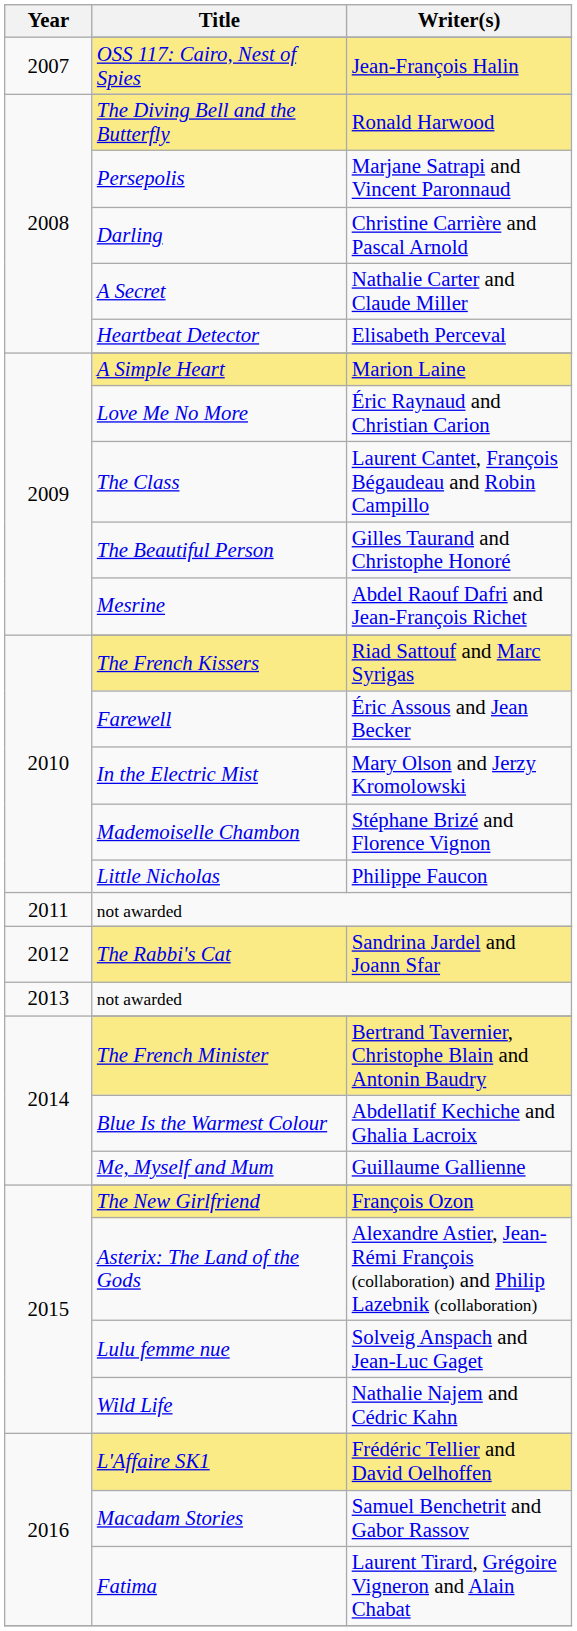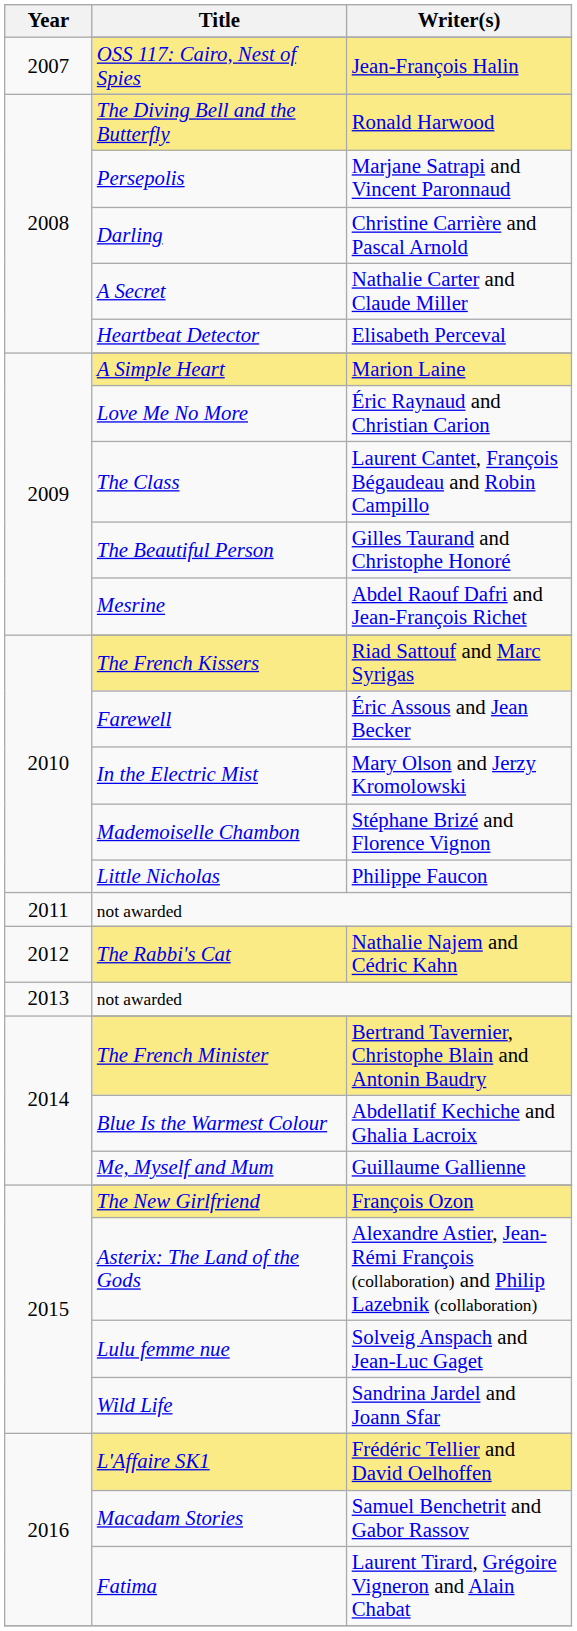(434, 954) Sandrina Jardel and Joann Sfar -> (435, 954) Nathalie Najem and Cédric Kahn
(435, 1405) Nathalie Najem and Cédric Kahn -> (434, 1405) Sandrina Jardel and Joann Sfar
